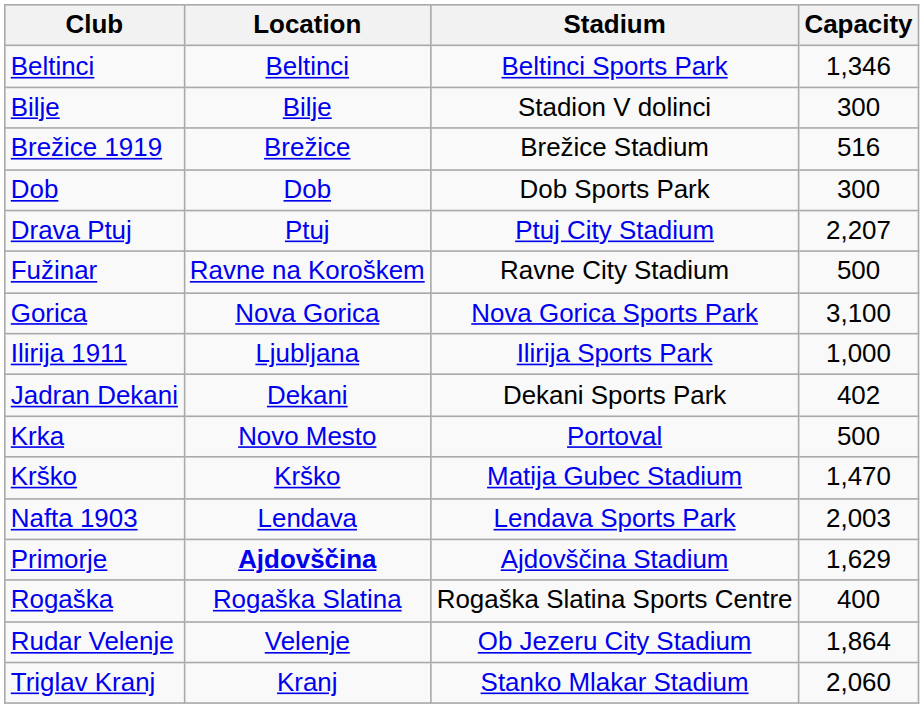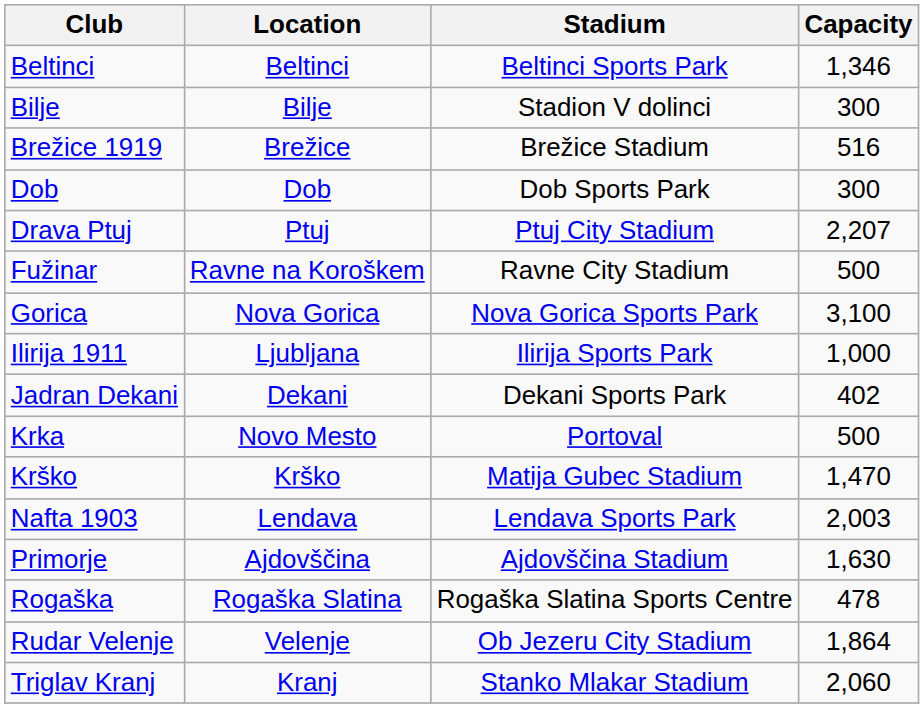(307, 559) bold -> (307, 559) normal
(859, 559) 1,629 -> (859, 559) 1,630
(859, 600) 400 -> (859, 600) 478
